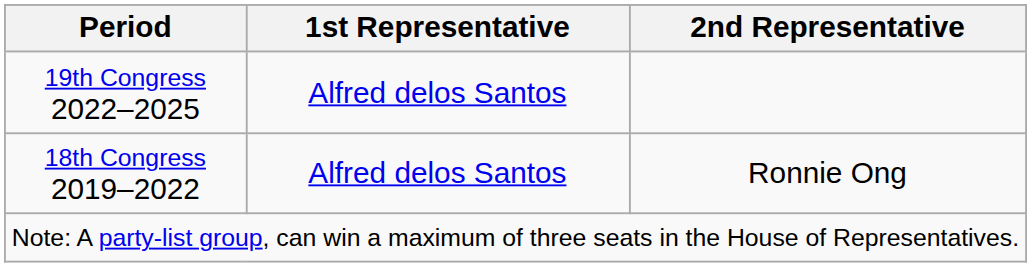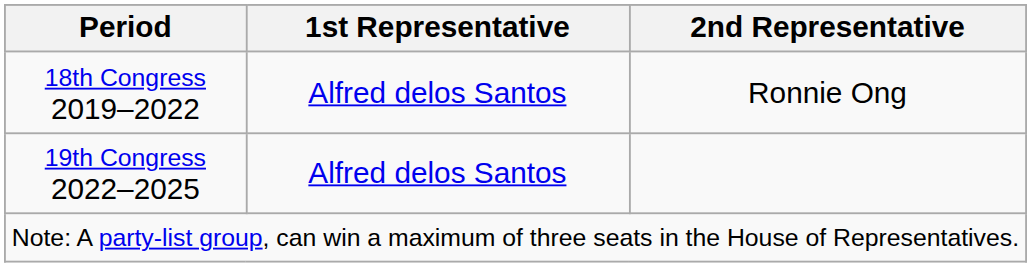rows swapped: (125, 174) <-> (125, 93)
